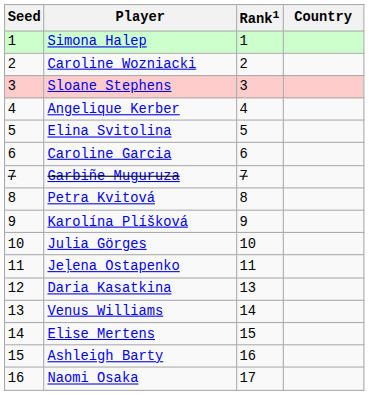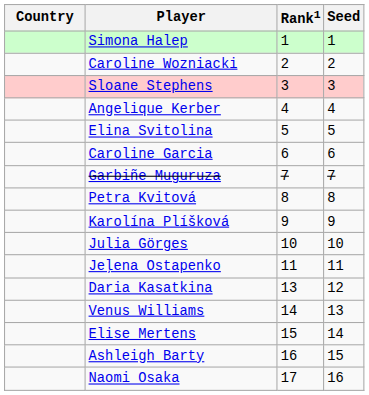columns swapped: (323, 18) <-> (24, 18)
